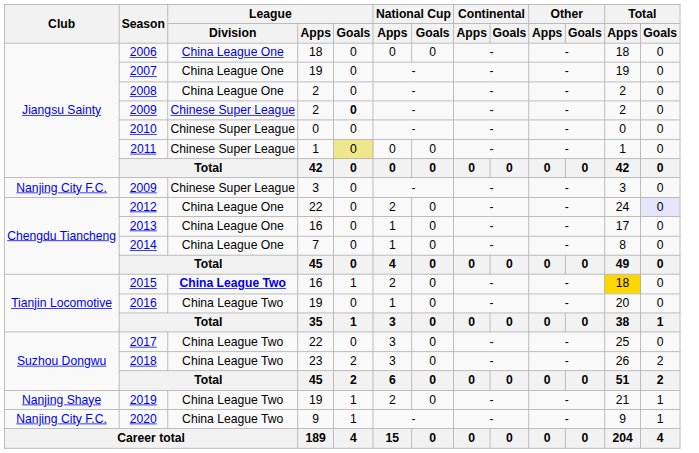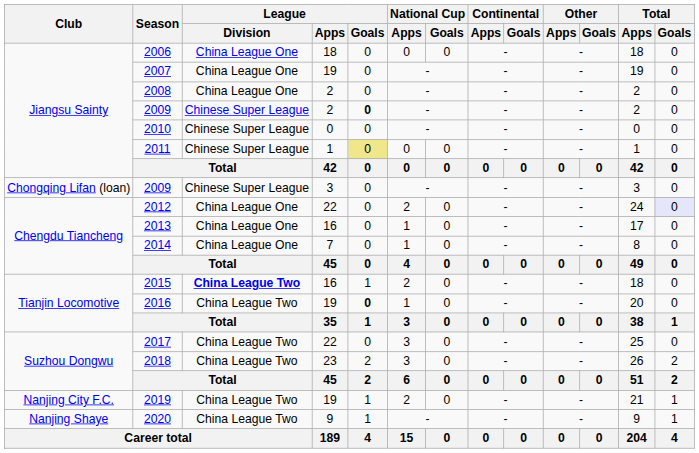(62, 187) Nanjing City F.C. -> (69, 187) Chongqing Lifan (loan)
(623, 284) gold background -> (637, 284) no background
(353, 303) normal -> (368, 303) bold
(62, 399) Nanjing Shaye -> (69, 399) Nanjing City F.C.
(62, 419) Nanjing City F.C. -> (69, 419) Nanjing Shaye
